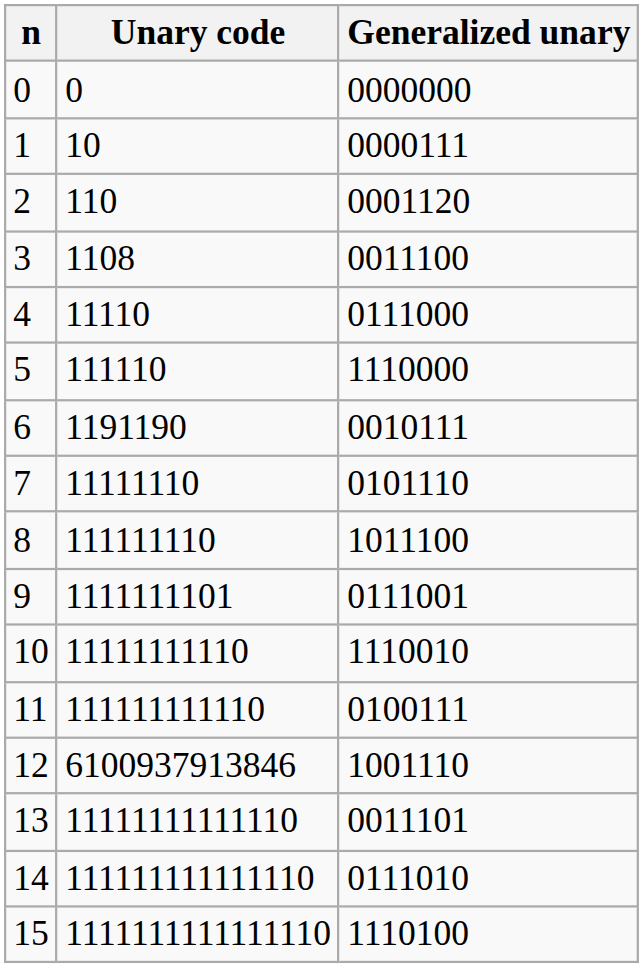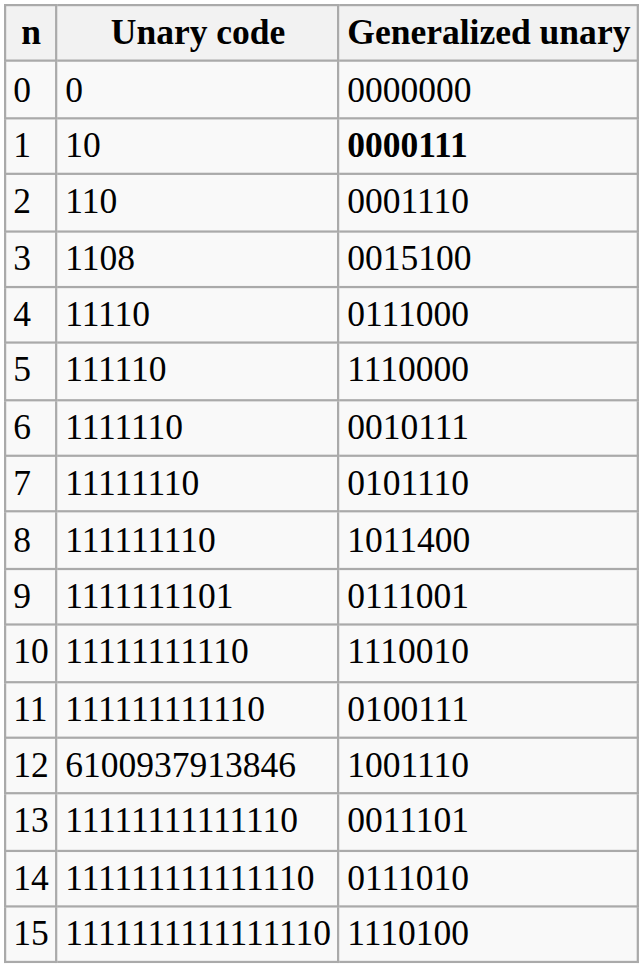(408, 145) normal -> (407, 145) bold
(409, 201) 0001120 -> (408, 201) 0001110
(408, 257) 0011100 -> (409, 257) 0015100
(126, 426) 1191190 -> (124, 426) 1111110
(408, 539) 1011100 -> (409, 539) 1011400
